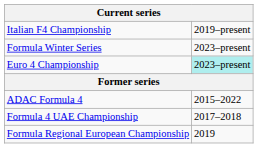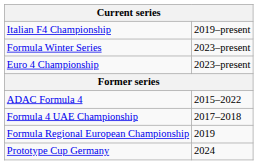(222, 64) paleturquoise background -> (222, 64) no background
+ row: (58, 150)
